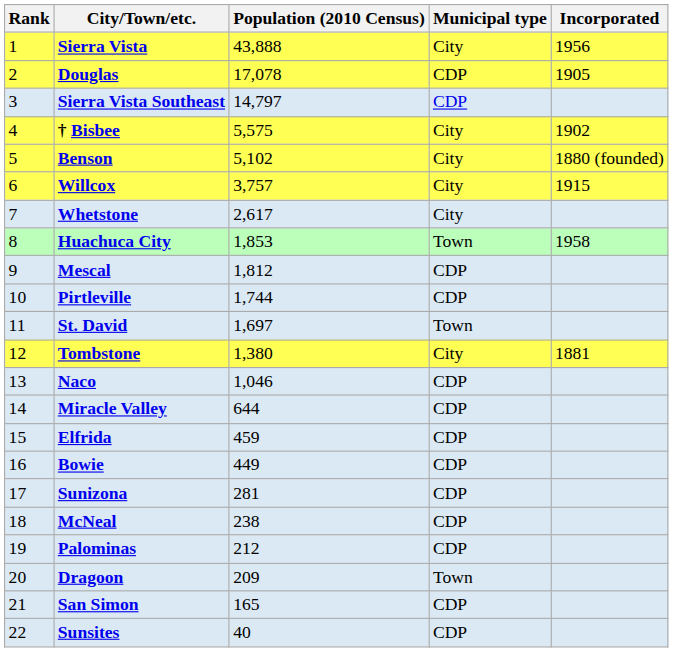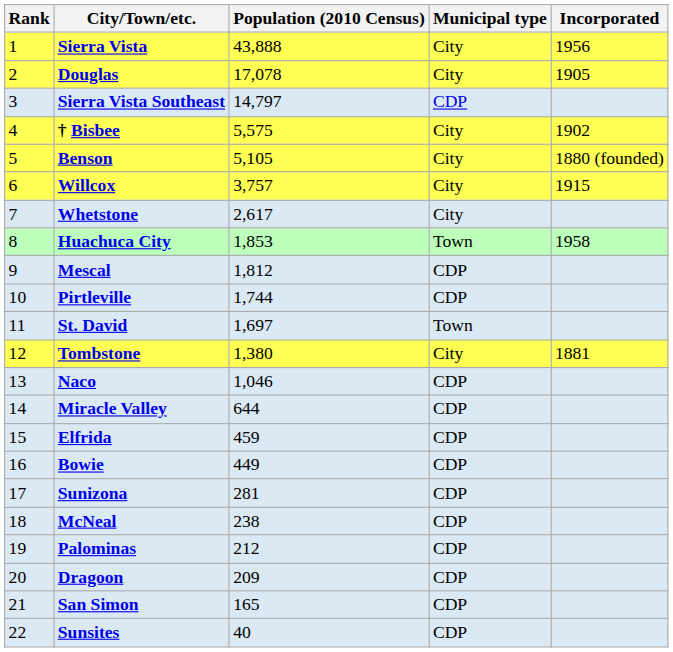(450, 74) CDP -> (448, 74) City
(253, 158) 5,102 -> (253, 158) 5,105
(453, 576) Town -> (450, 576) CDP
